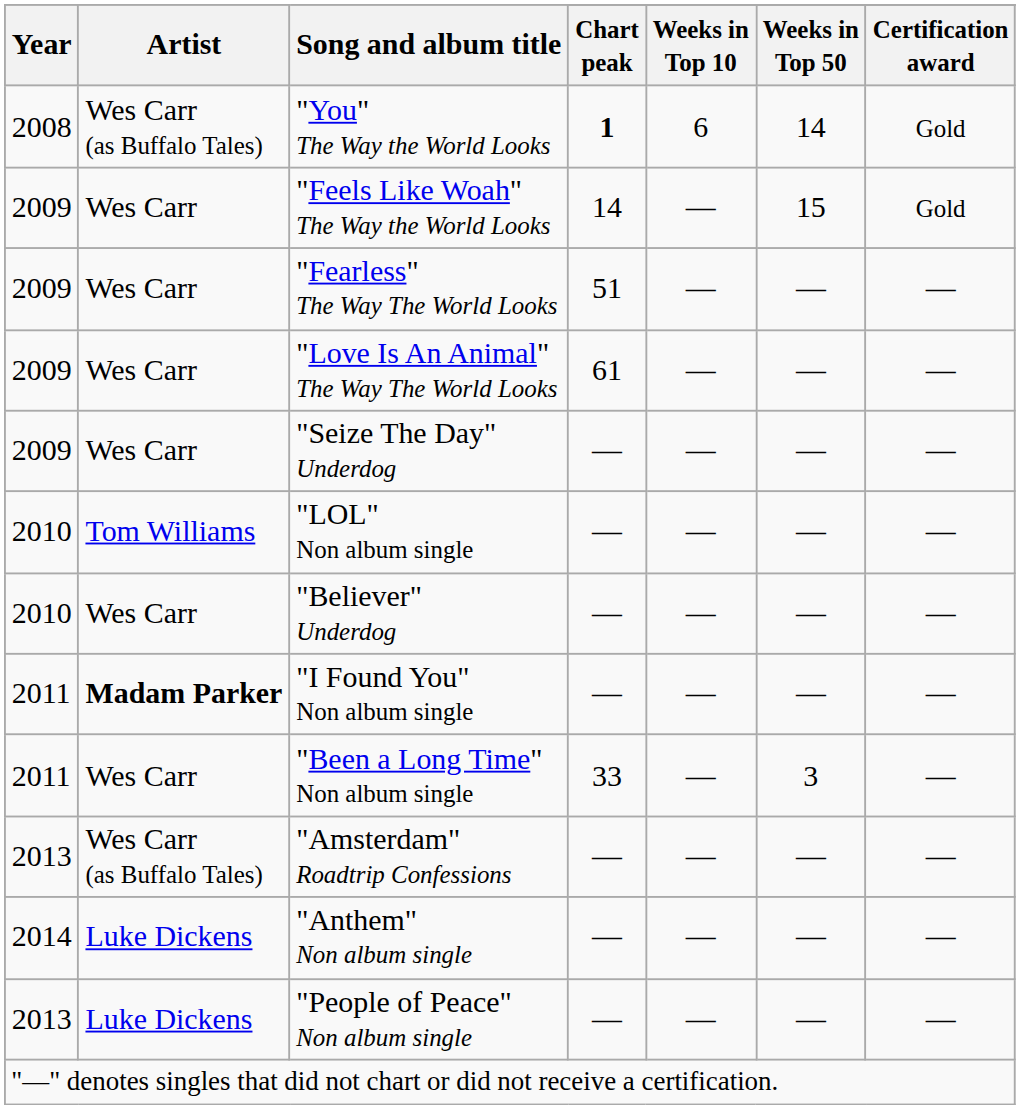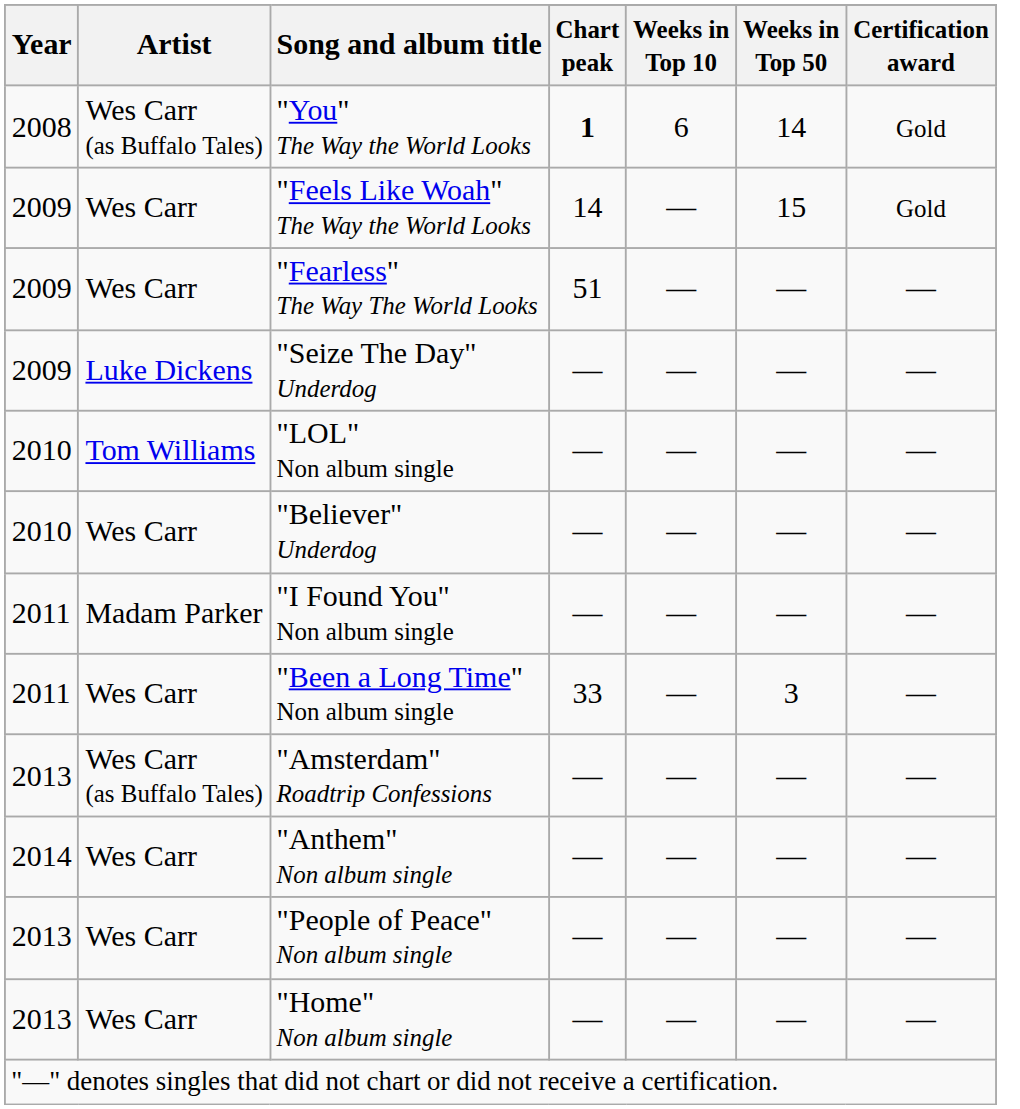- row: (427, 369)
(141, 450) Wes Carr -> (169, 369) Luke Dickens
(184, 693) bold -> (174, 612) normal
(169, 937) Luke Dickens -> (141, 856) Wes Carr
(169, 1018) Luke Dickens -> (141, 937) Wes Carr
+ row: (364, 1018)
